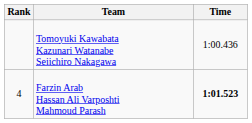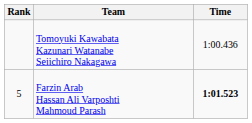(19, 94) 4 -> (19, 94) 5
